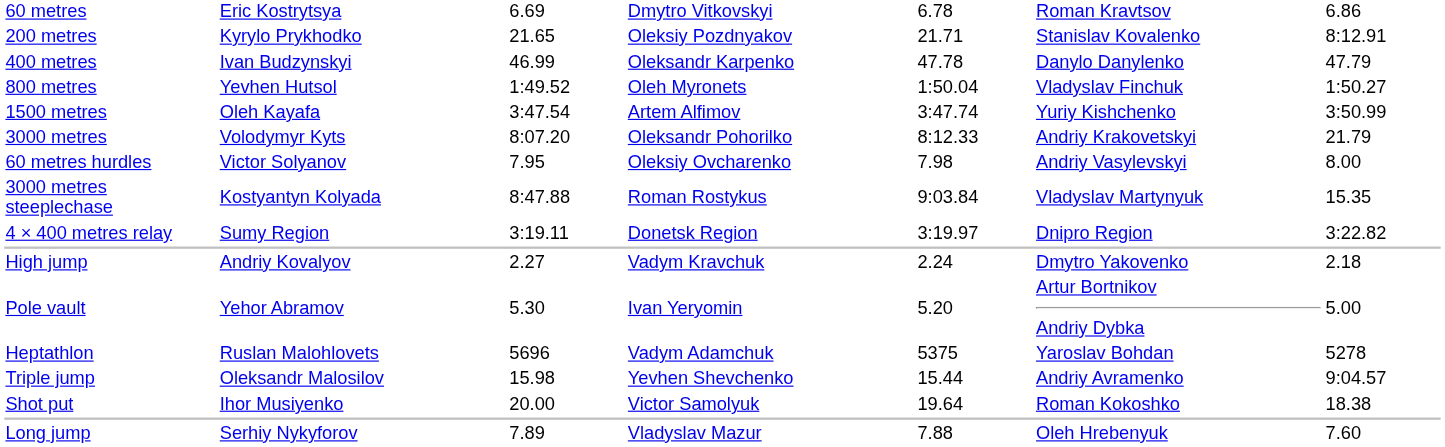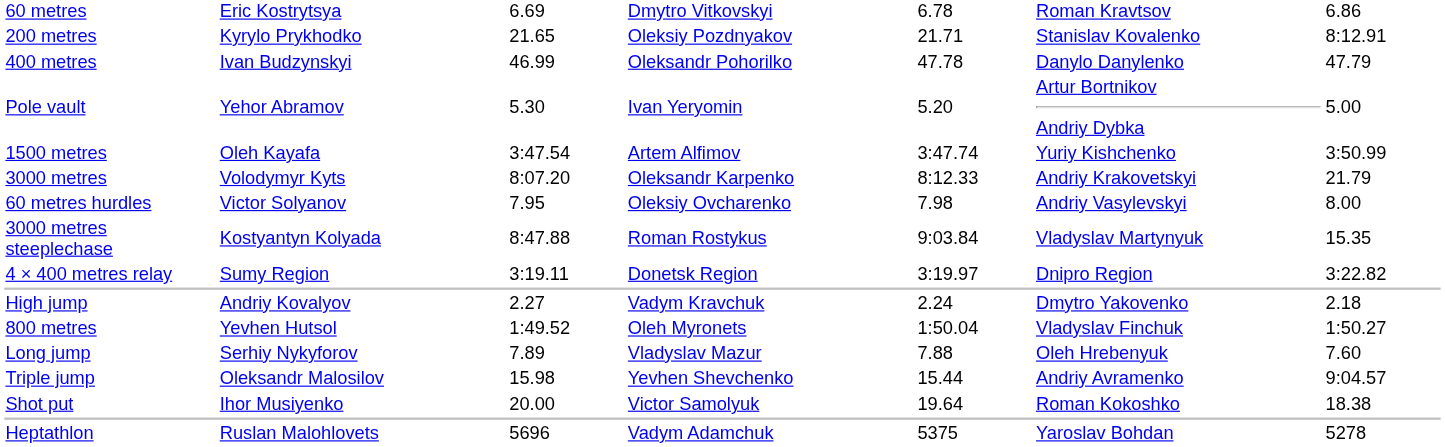(711, 61) Oleksandr Karpenko -> (710, 61) Oleksandr Pohorilko
rows swapped: (51, 86) <-> (45, 308)
(710, 137) Oleksandr Pohorilko -> (711, 178) Oleksandr Karpenko
rows swapped: (48, 433) <-> (50, 353)
